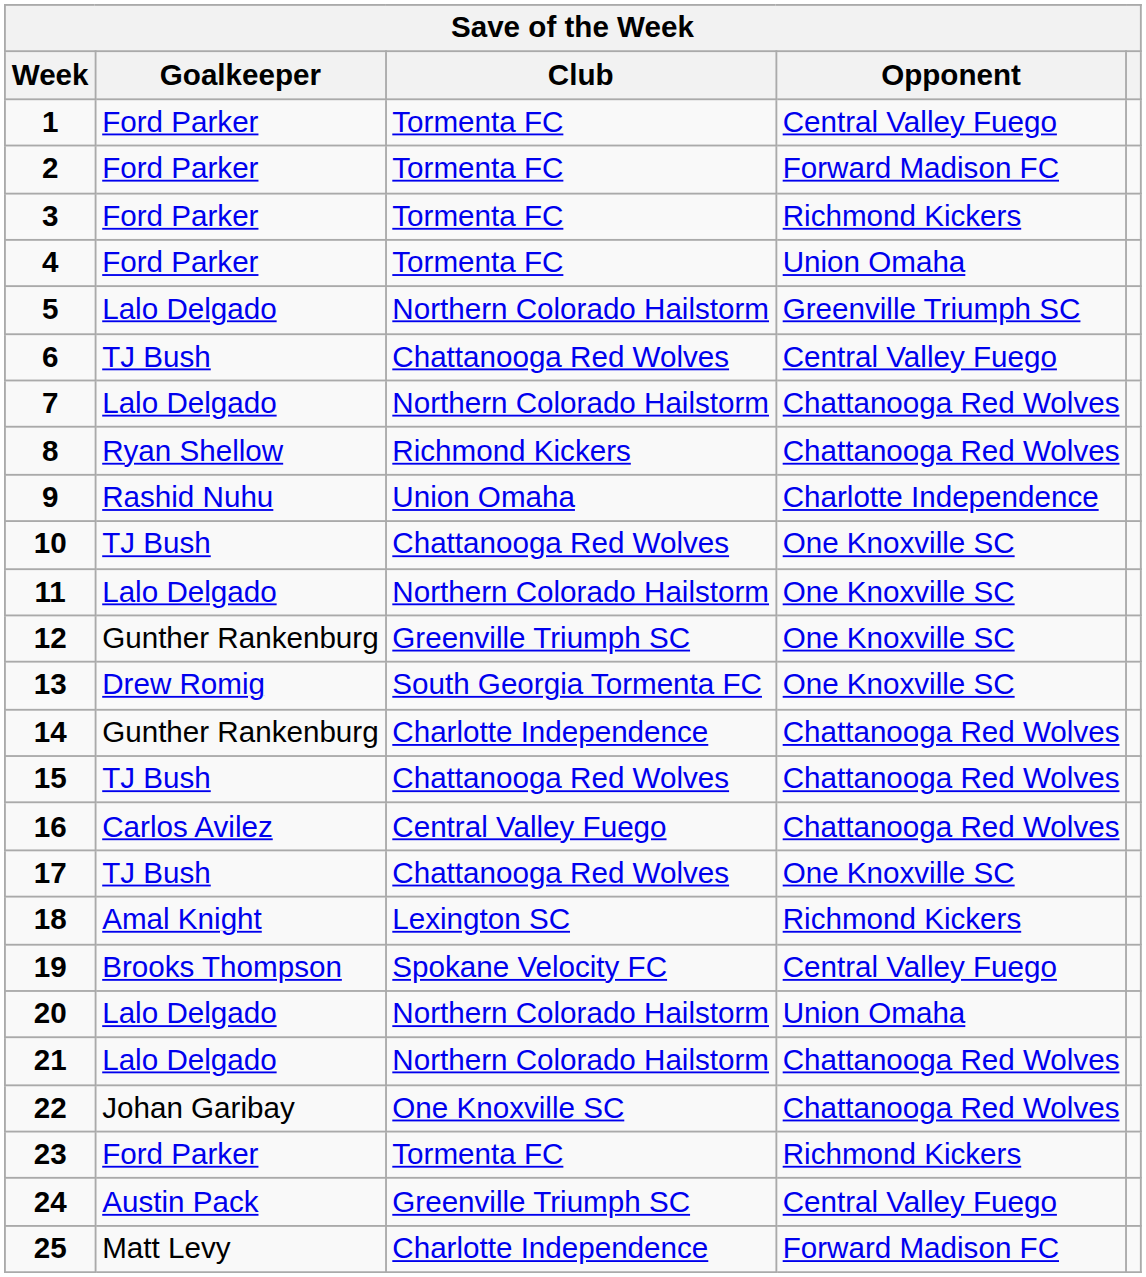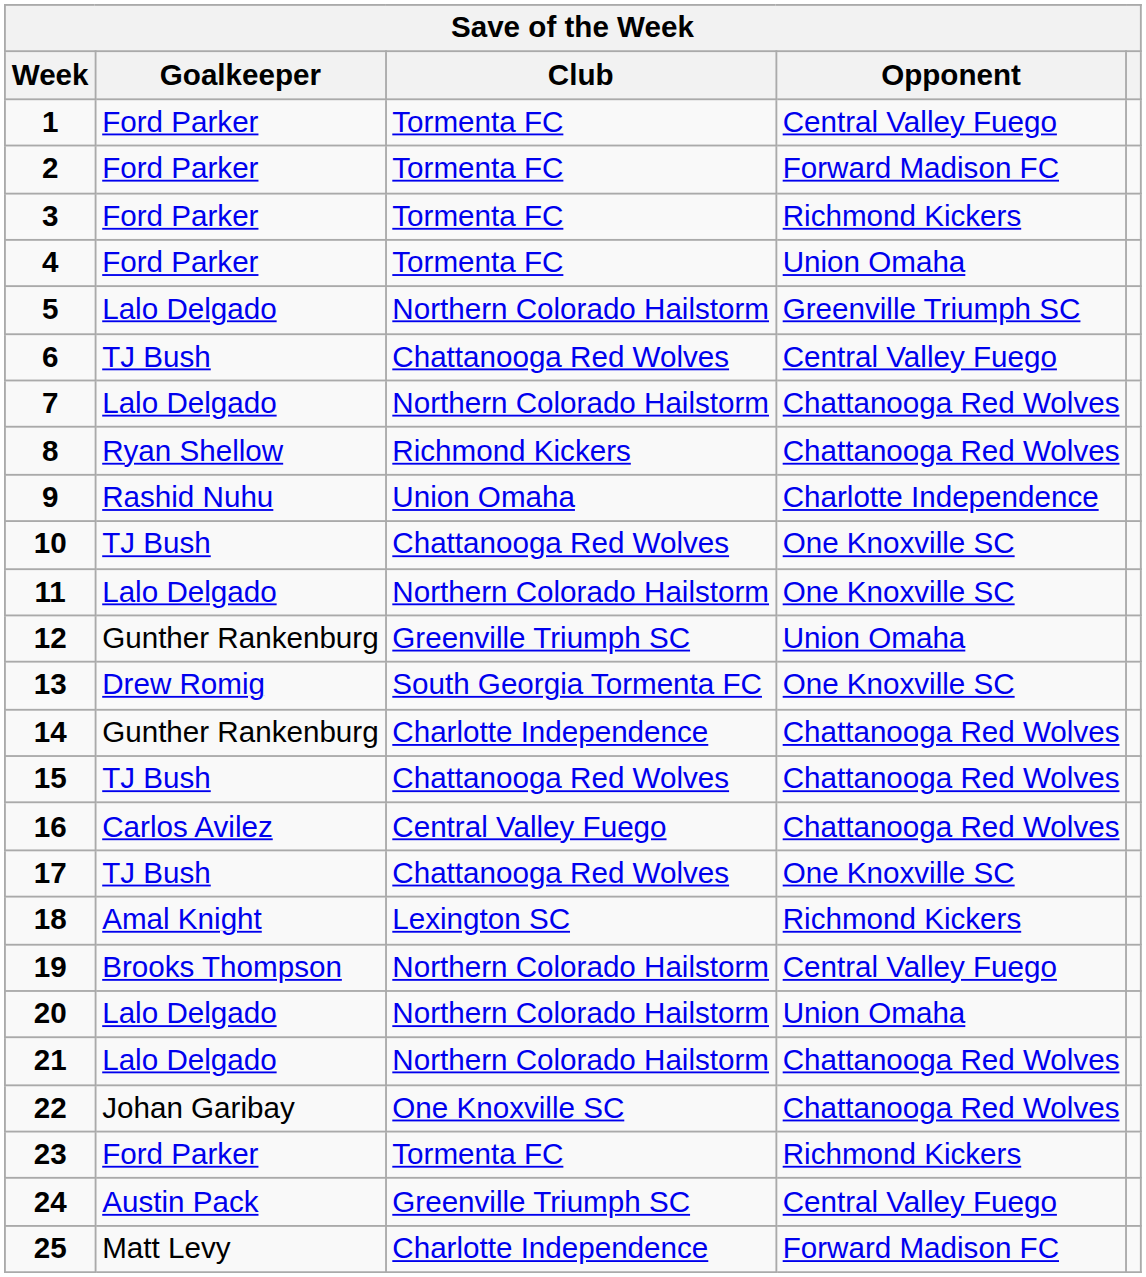(899, 638) One Knoxville SC -> (874, 638) Union Omaha
(530, 966) Spokane Velocity FC -> (581, 966) Northern Colorado Hailstorm
